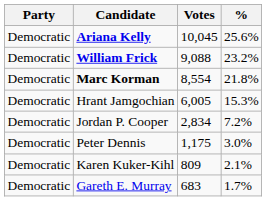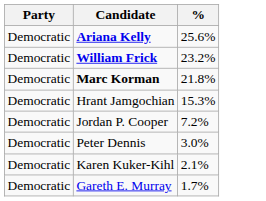- column: (199, 15)
